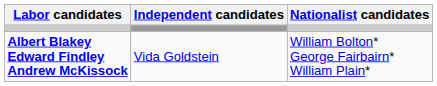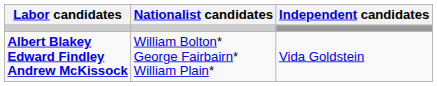columns swapped: (360, 14) <-> (209, 14)
